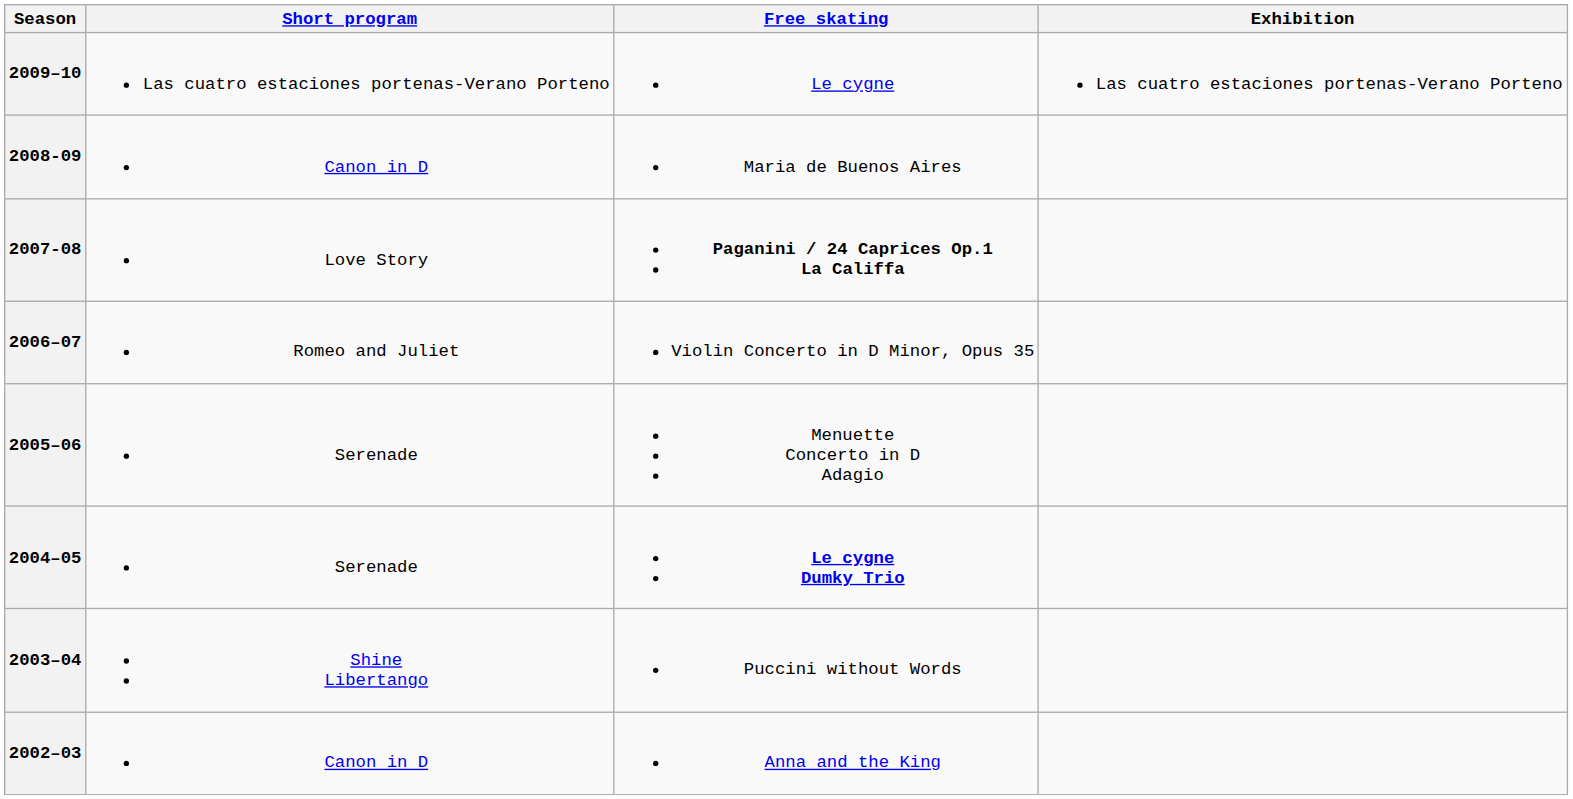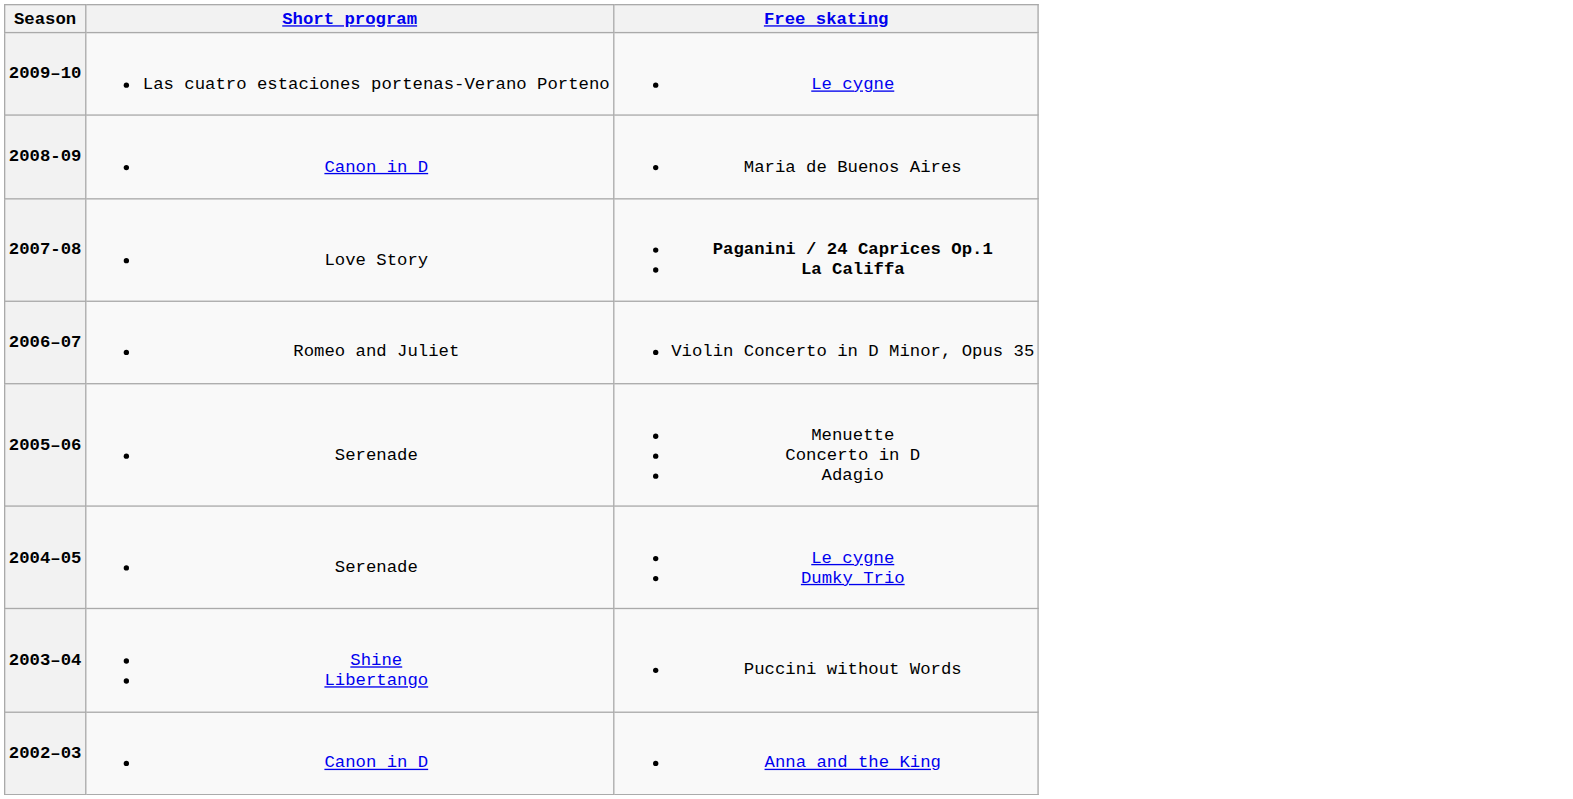- column: (1303, 19)
(826, 568) bold -> (826, 568) normal
